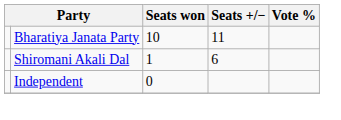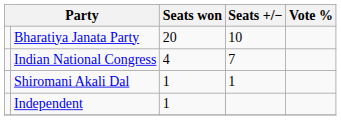(153, 37) 10 -> (170, 37) 20
(218, 37) 11 -> (235, 37) 10
+ row: (85, 59)
(215, 59) 6 -> (232, 81) 1
(149, 81) 0 -> (166, 103) 1
